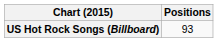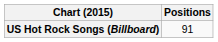(187, 29) 93 -> (187, 29) 91
